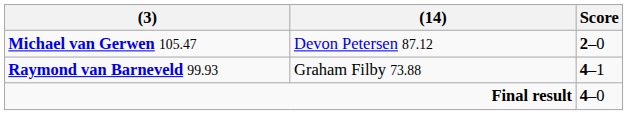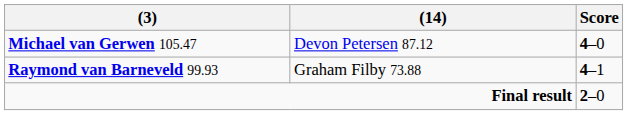(592, 43) 2–0 -> (592, 43) 4–0
(592, 95) 4–0 -> (592, 95) 2–0
